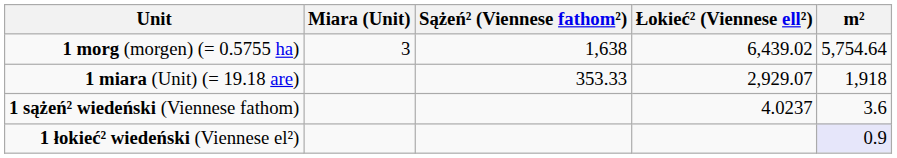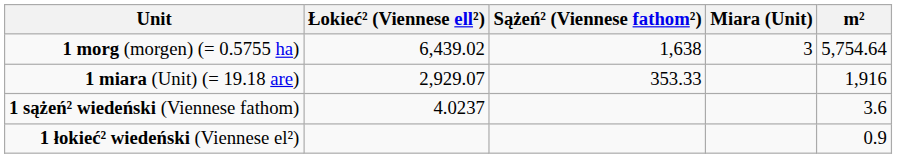columns swapped: (359, 19) <-> (724, 19)
(866, 78) 1,918 -> (866, 78) 1,916
(875, 138) lavender background -> (875, 138) no background
